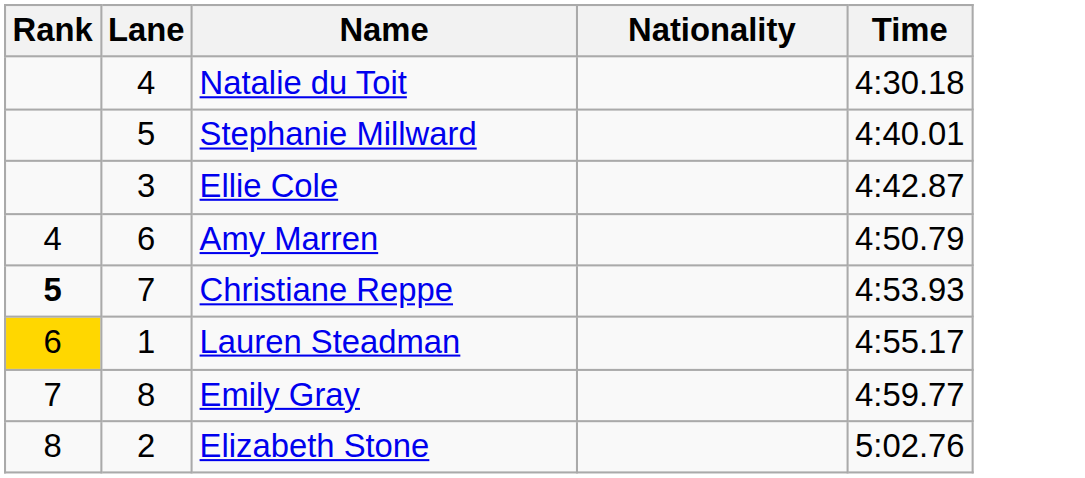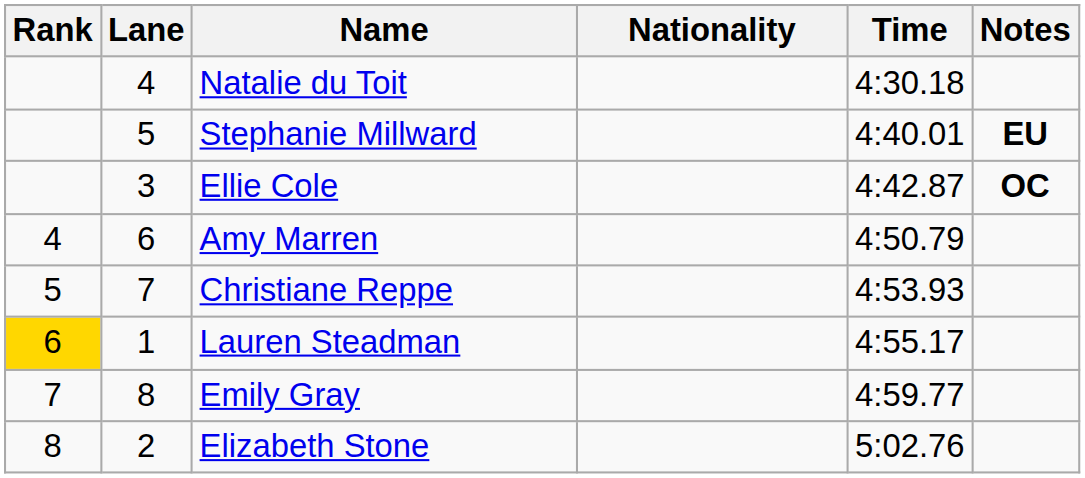+ column: (1025, 30)
(53, 290) bold -> (53, 290) normal
